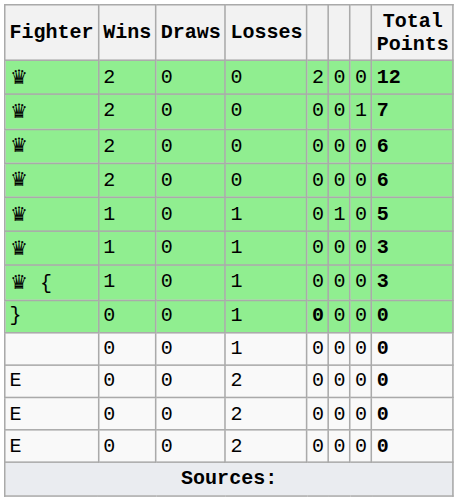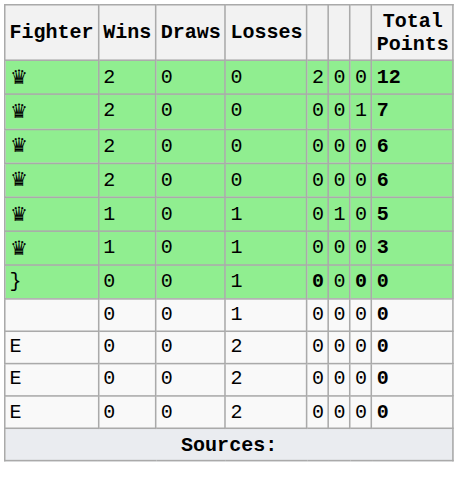- row: (31, 283)
(361, 316) normal -> (361, 282) bold
